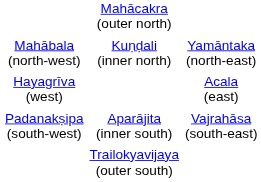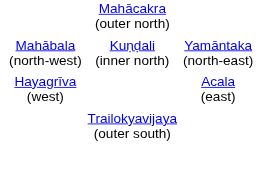- row: (44, 126)
